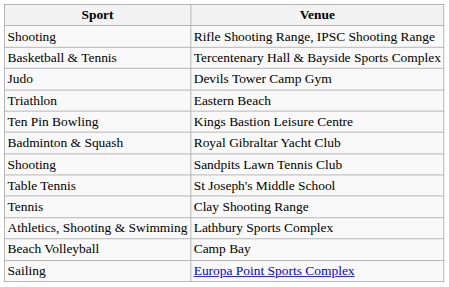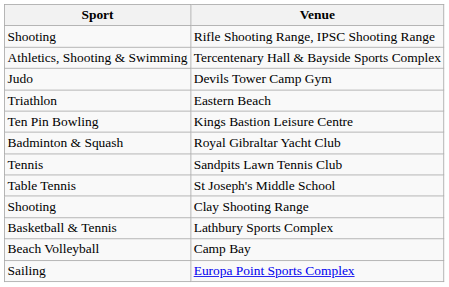(62, 57) Basketball & Tennis -> (97, 57) Athletics, Shooting & Swimming
(32, 164) Shooting -> (25, 164) Tennis
(25, 206) Tennis -> (32, 206) Shooting
(97, 228) Athletics, Shooting & Swimming -> (62, 228) Basketball & Tennis
